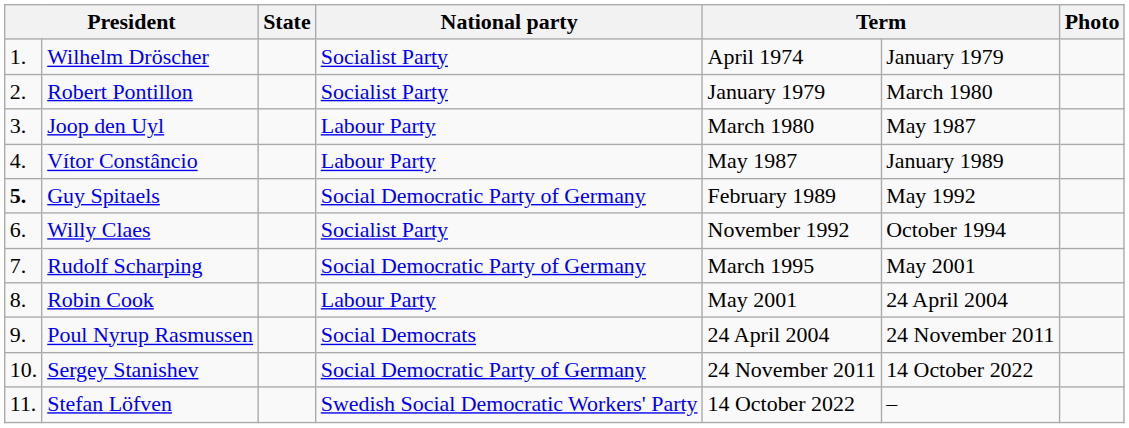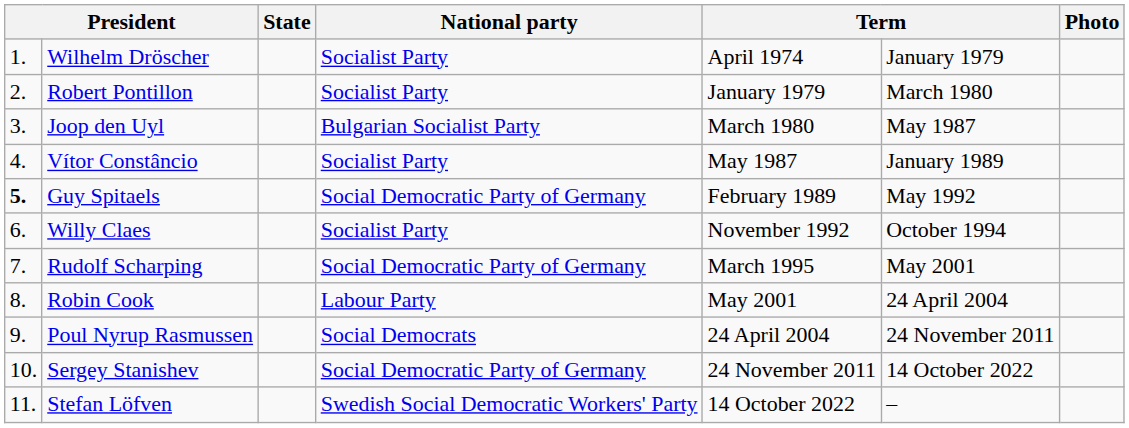(378, 126) Labour Party -> (430, 126) Bulgarian Socialist Party
(378, 160) Labour Party -> (384, 160) Socialist Party
